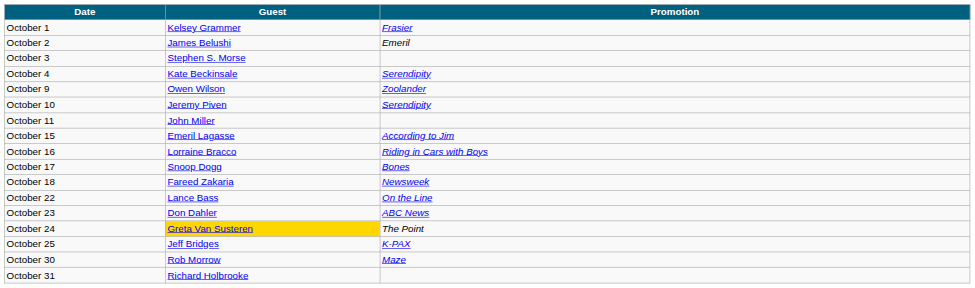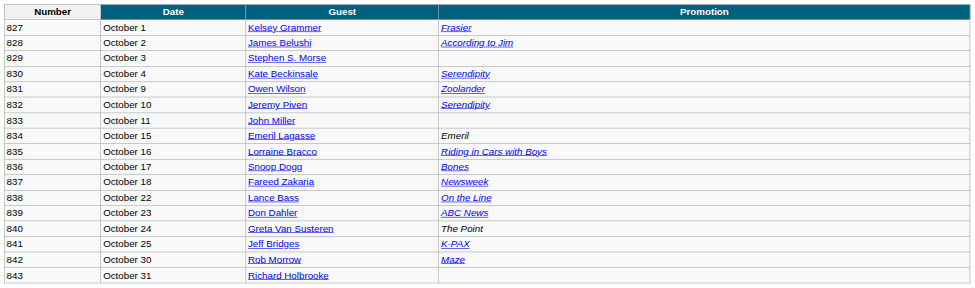+ column: (53, 12)
(396, 43) Emeril -> (477, 43) According to Jim
(418, 136) According to Jim -> (455, 136) Emeril
(210, 228) gold background -> (291, 228) no background
